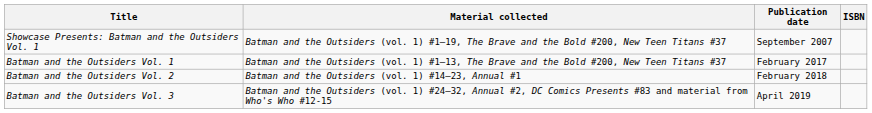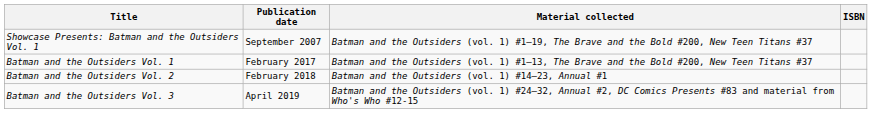columns swapped: (499, 17) <-> (798, 17)
